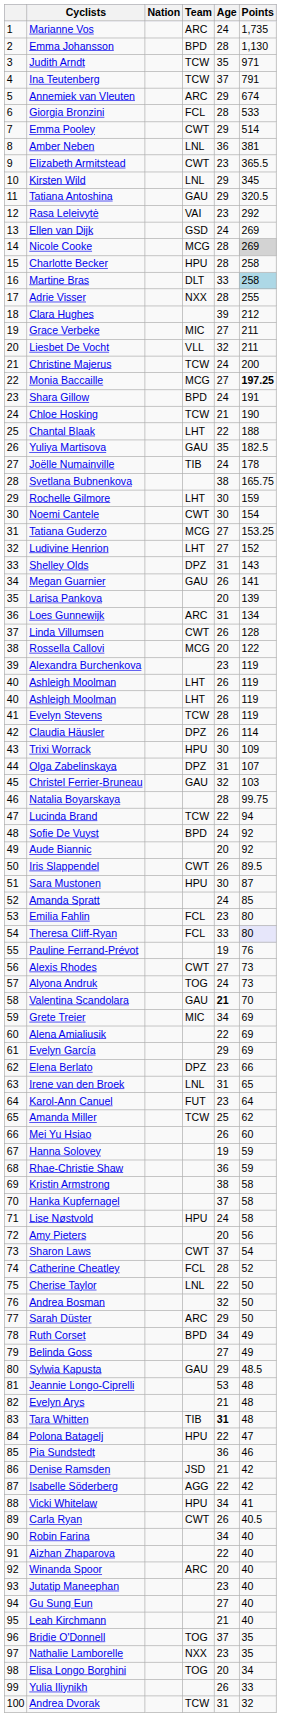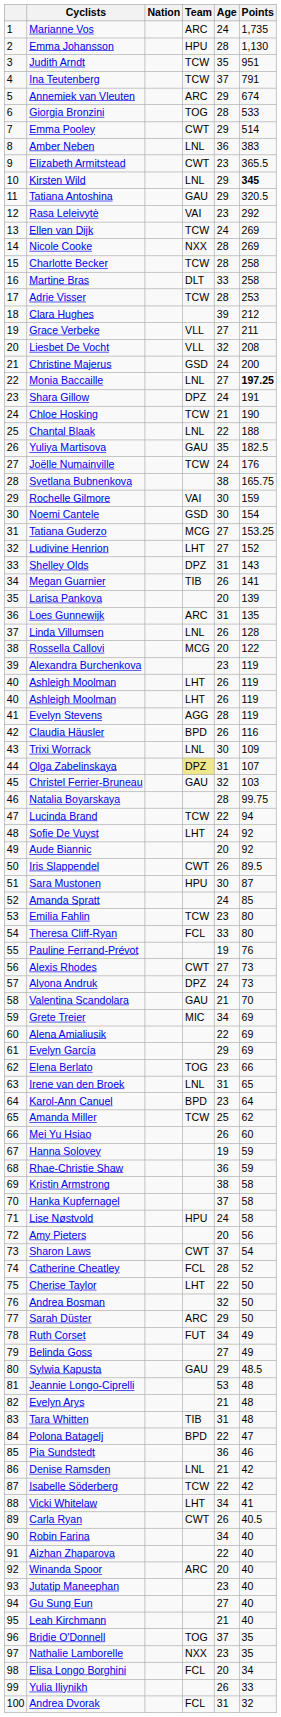(196, 46) BPD -> (196, 46) HPU
(250, 63) 971 -> (250, 63) 951
(195, 113) FCL -> (196, 113) TOG
(250, 146) 381 -> (250, 146) 383
(250, 180) normal -> (250, 180) bold
(197, 230) GSD -> (197, 230) TCW
(197, 247) MCG -> (196, 247) NXX
(250, 247) lightgrey background -> (250, 247) no background
(196, 264) HPU -> (197, 264) TCW
(250, 280) lightblue background -> (250, 280) no background
(196, 297) NXX -> (197, 297) TCW
(250, 297) 255 -> (250, 297) 253
(195, 331) MIC -> (195, 331) VLL
(250, 347) 211 -> (250, 347) 208
(197, 364) TCW -> (197, 364) GSD
(197, 381) MCG -> (195, 381) LNL
(196, 398) BPD -> (196, 398) DPZ
(195, 431) LHT -> (195, 431) LNL
(193, 465) TIB -> (197, 465) TCW
(250, 465) 178 -> (250, 465) 176
(195, 498) LHT -> (193, 498) VAI
(197, 515) CWT -> (197, 515) GSD
(197, 582) GAU -> (193, 582) TIB
(250, 615) 134 -> (250, 615) 135
(197, 632) CWT -> (195, 632) LNL
(197, 716) TCW -> (197, 716) AGG
(196, 733) DPZ -> (196, 733) BPD
(250, 733) 114 -> (250, 733) 116
(196, 749) HPU -> (195, 749) LNL
(196, 766) no background -> (196, 766) khaki background
(196, 833) BPD -> (195, 833) LHT
(195, 917) FCL -> (197, 917) TCW
(247, 933) lavender background -> (247, 933) no background
(196, 984) TOG -> (196, 984) DPZ
(223, 1000) bold -> (223, 1000) normal
(196, 1067) DPZ -> (196, 1067) TOG
(195, 1101) FUT -> (196, 1101) BPD
(195, 1285) LNL -> (195, 1285) LHT
(196, 1335) BPD -> (195, 1335) FUT
(223, 1419) bold -> (223, 1419) normal
(196, 1436) HPU -> (196, 1436) BPD
(195, 1469) JSD -> (195, 1469) LNL
(197, 1486) AGG -> (197, 1486) TCW
(196, 1503) HPU -> (195, 1503) LHT
(196, 1670) TOG -> (195, 1670) FCL
(197, 1704) TCW -> (195, 1704) FCL
